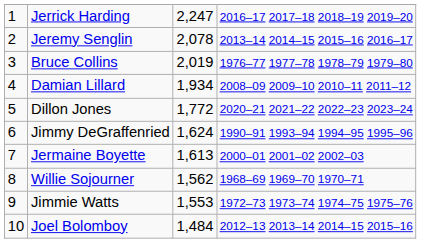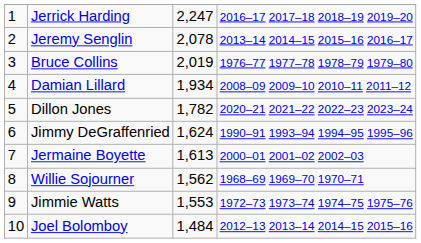(195, 109) 1,772 -> (195, 109) 1,782
